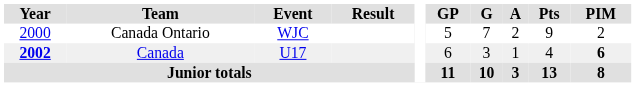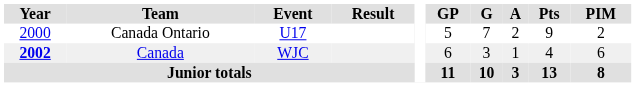(293, 33) WJC -> (293, 33) U17
(293, 53) U17 -> (293, 53) WJC
(601, 53) bold -> (601, 53) normal
